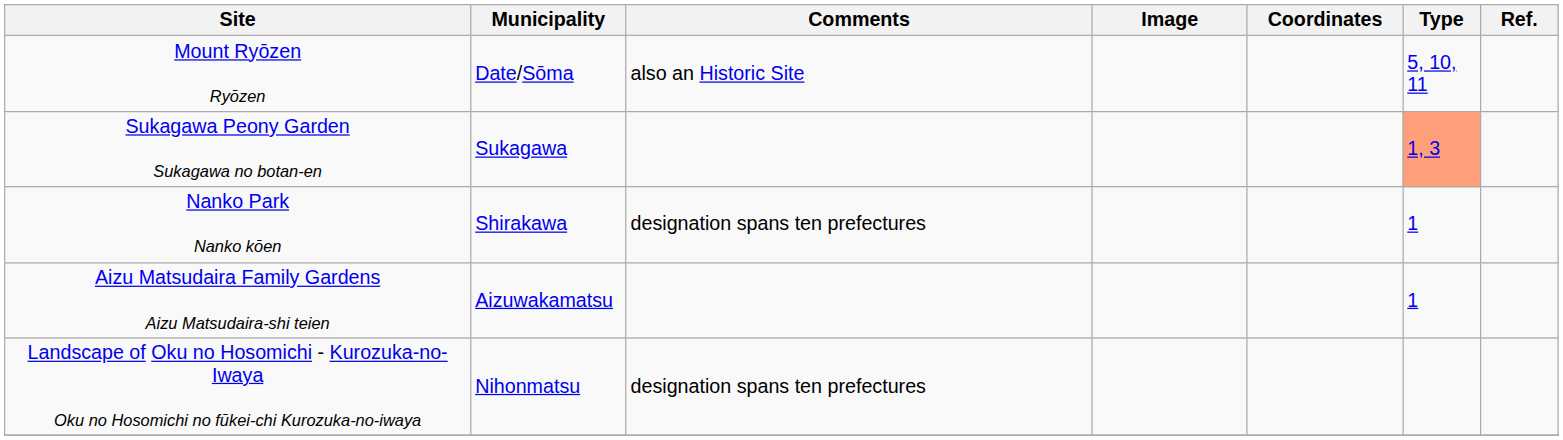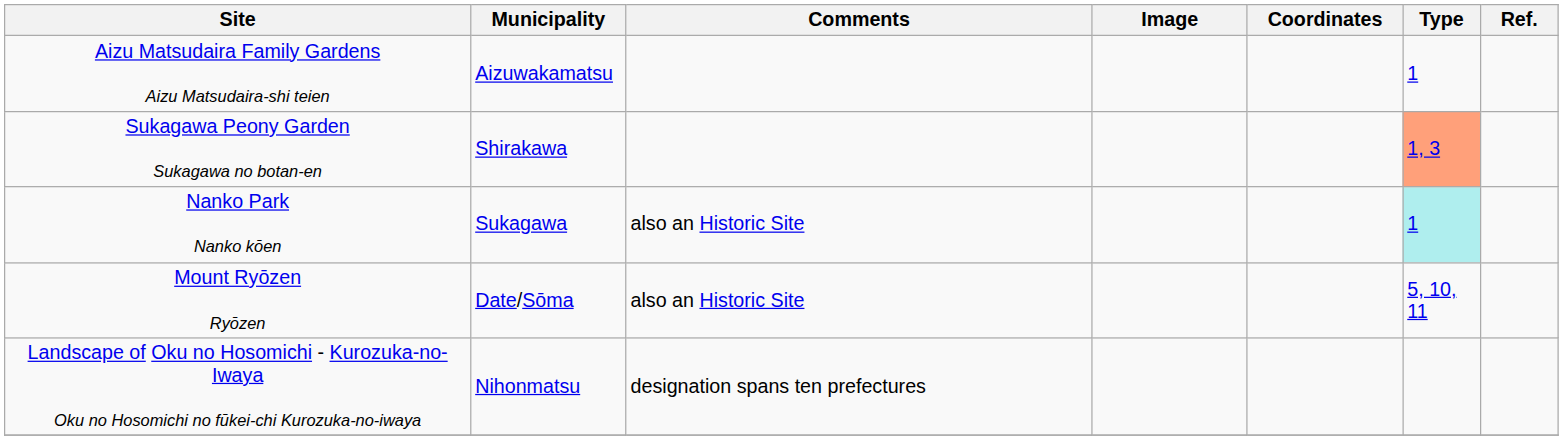rows swapped: (238, 299) <-> (238, 73)
(521, 148) Sukagawa -> (521, 148) Shirakawa
(521, 224) Shirakawa -> (521, 224) Sukagawa
(778, 224) designation spans ten prefectures -> (717, 224) also an Historic Site
(1413, 224) no background -> (1413, 224) paleturquoise background
